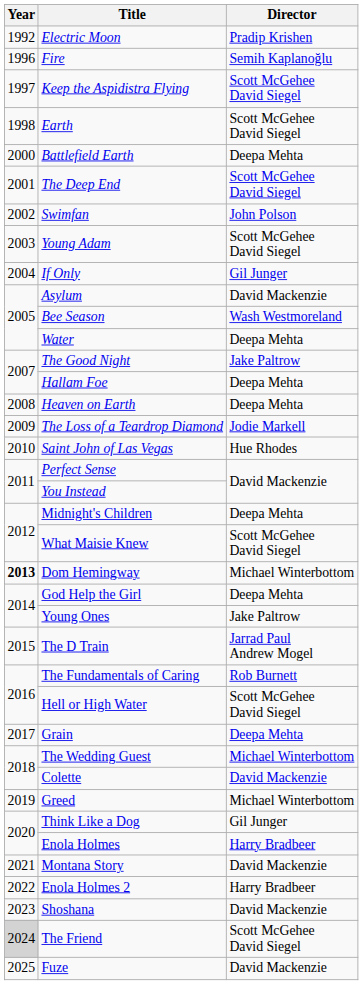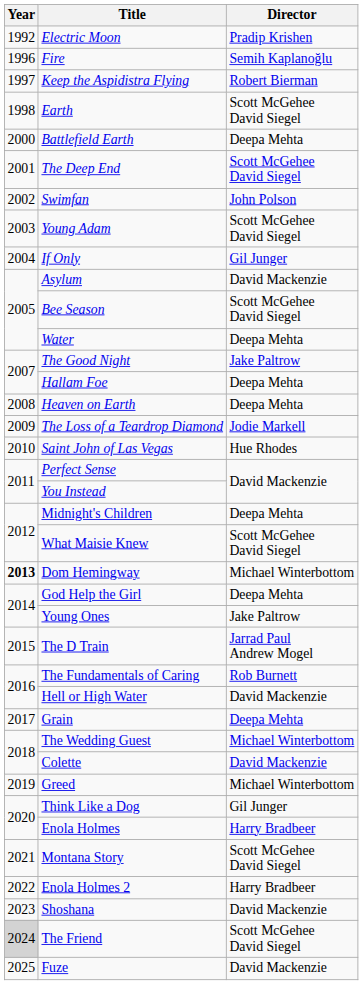(272, 88) Scott McGehee David Siegel -> (274, 80) Robert Bierman
(286, 317) Wash Westmoreland -> (272, 309) Scott McGehee David Siegel
(272, 705) Scott McGehee David Siegel -> (278, 697) David Mackenzie
(278, 865) David Mackenzie -> (272, 857) Scott McGehee David Siegel
